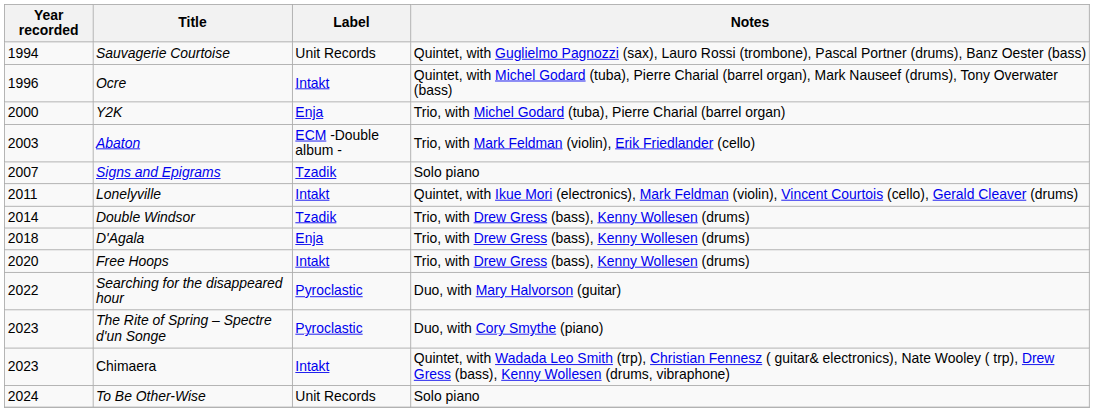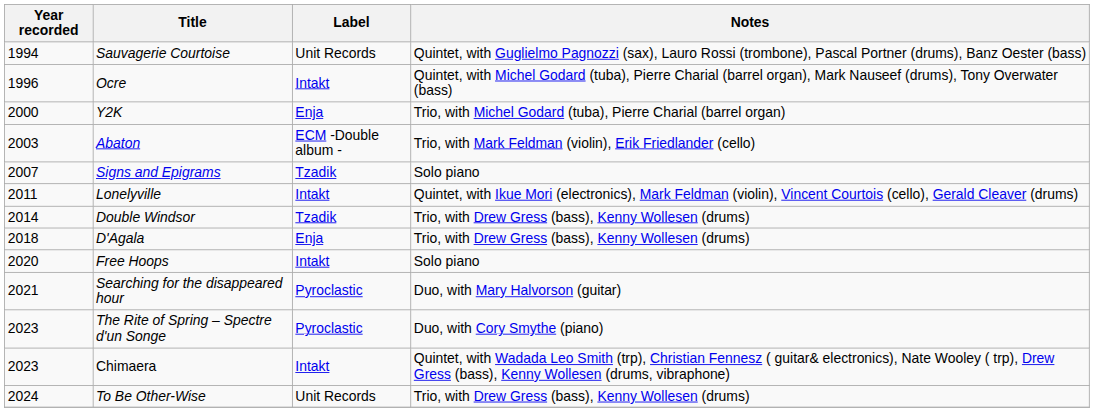(582, 261) Trio, with Drew Gress (bass), Kenny Wollesen (drums) -> (447, 261) Solo piano
(23, 291) 2022 -> (23, 291) 2021
(447, 396) Solo piano -> (582, 396) Trio, with Drew Gress (bass), Kenny Wollesen (drums)
